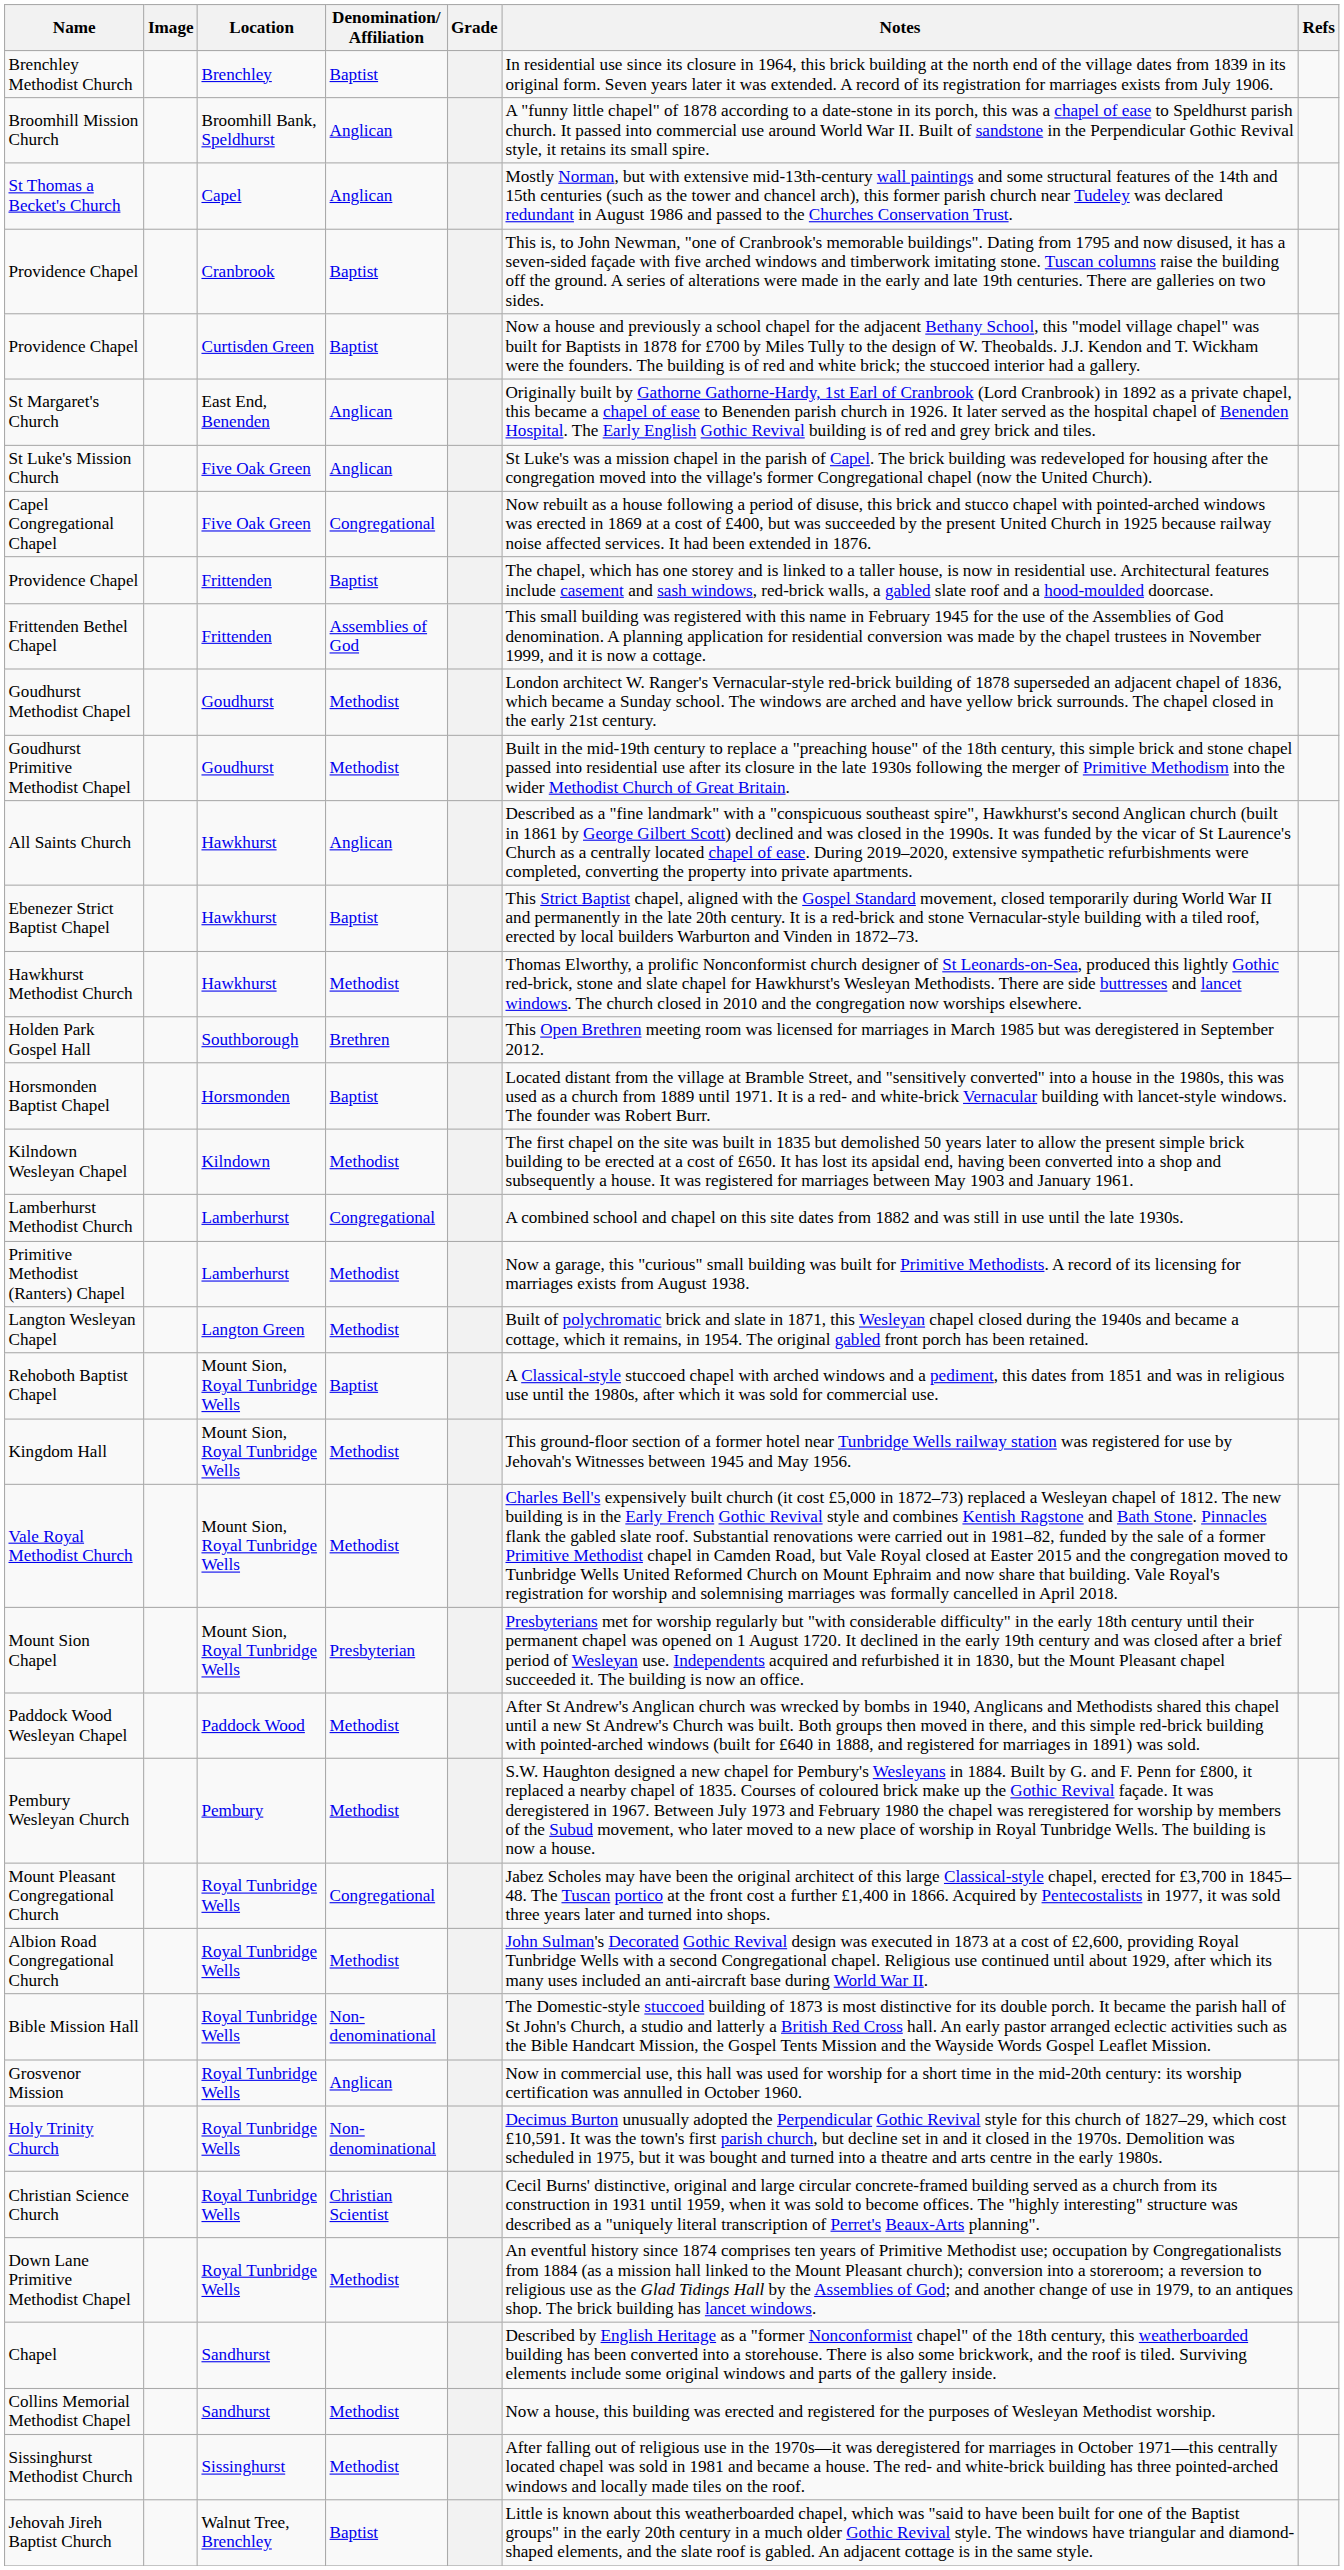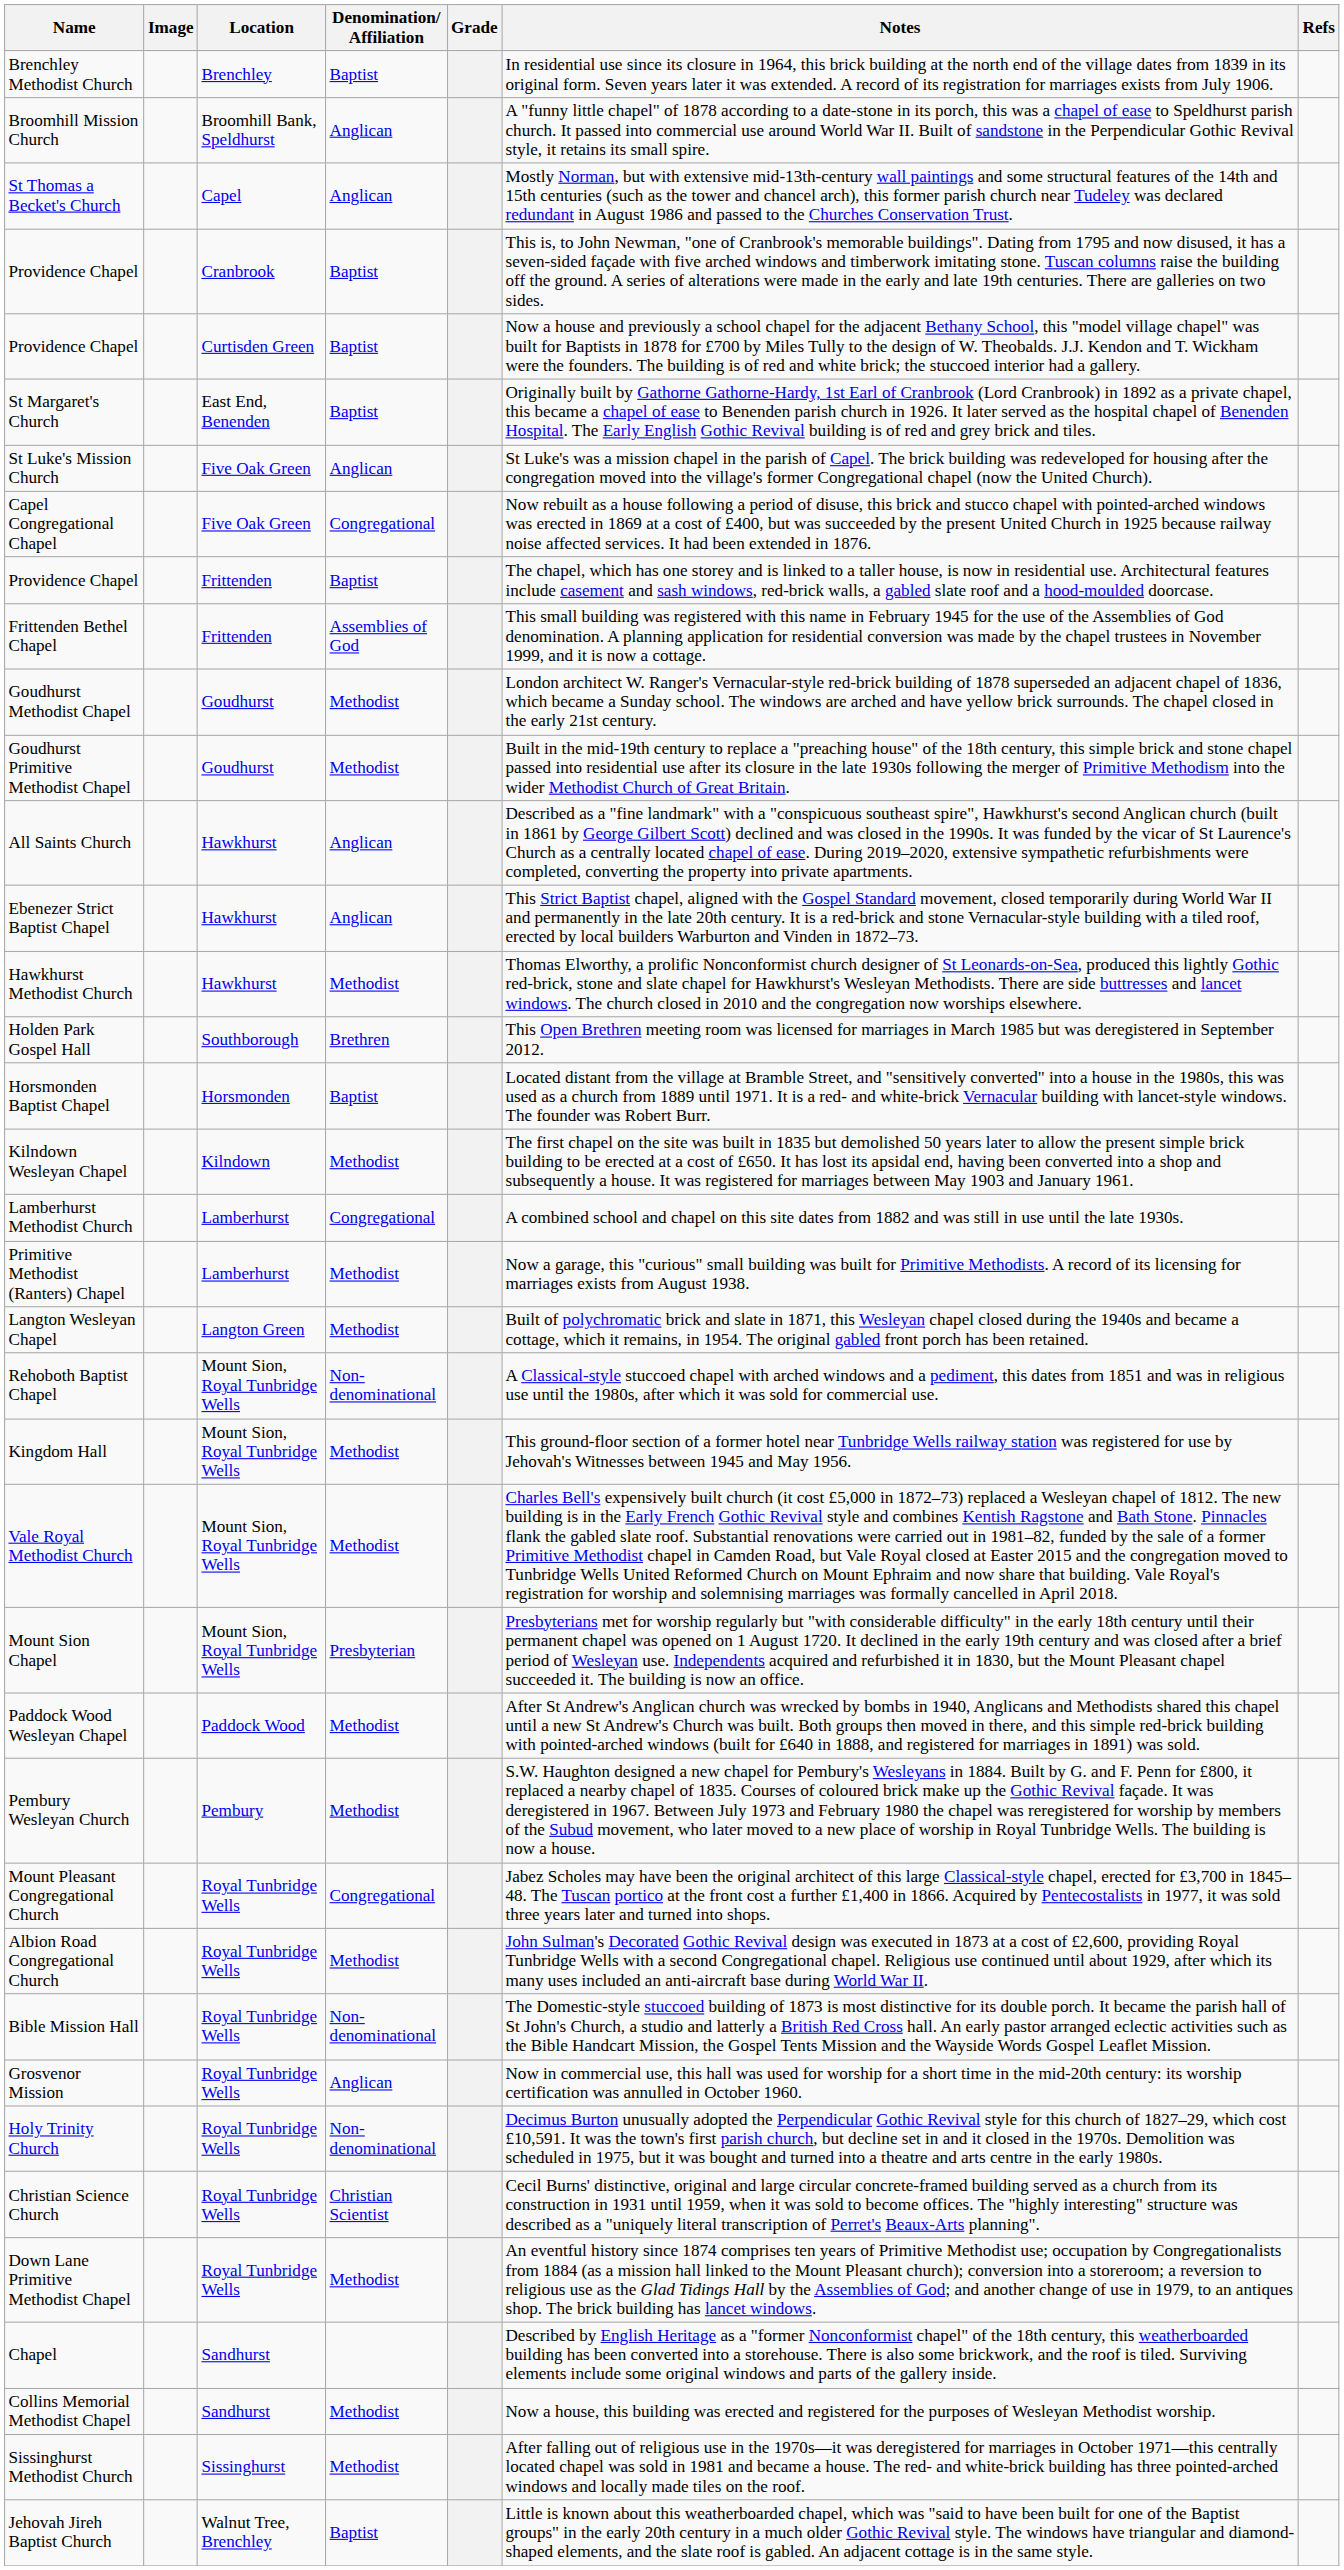(361, 412) Anglican -> (354, 412) Baptist
(354, 918) Baptist -> (361, 918) Anglican
(354, 1385) Baptist -> (383, 1385) Non-denominational
